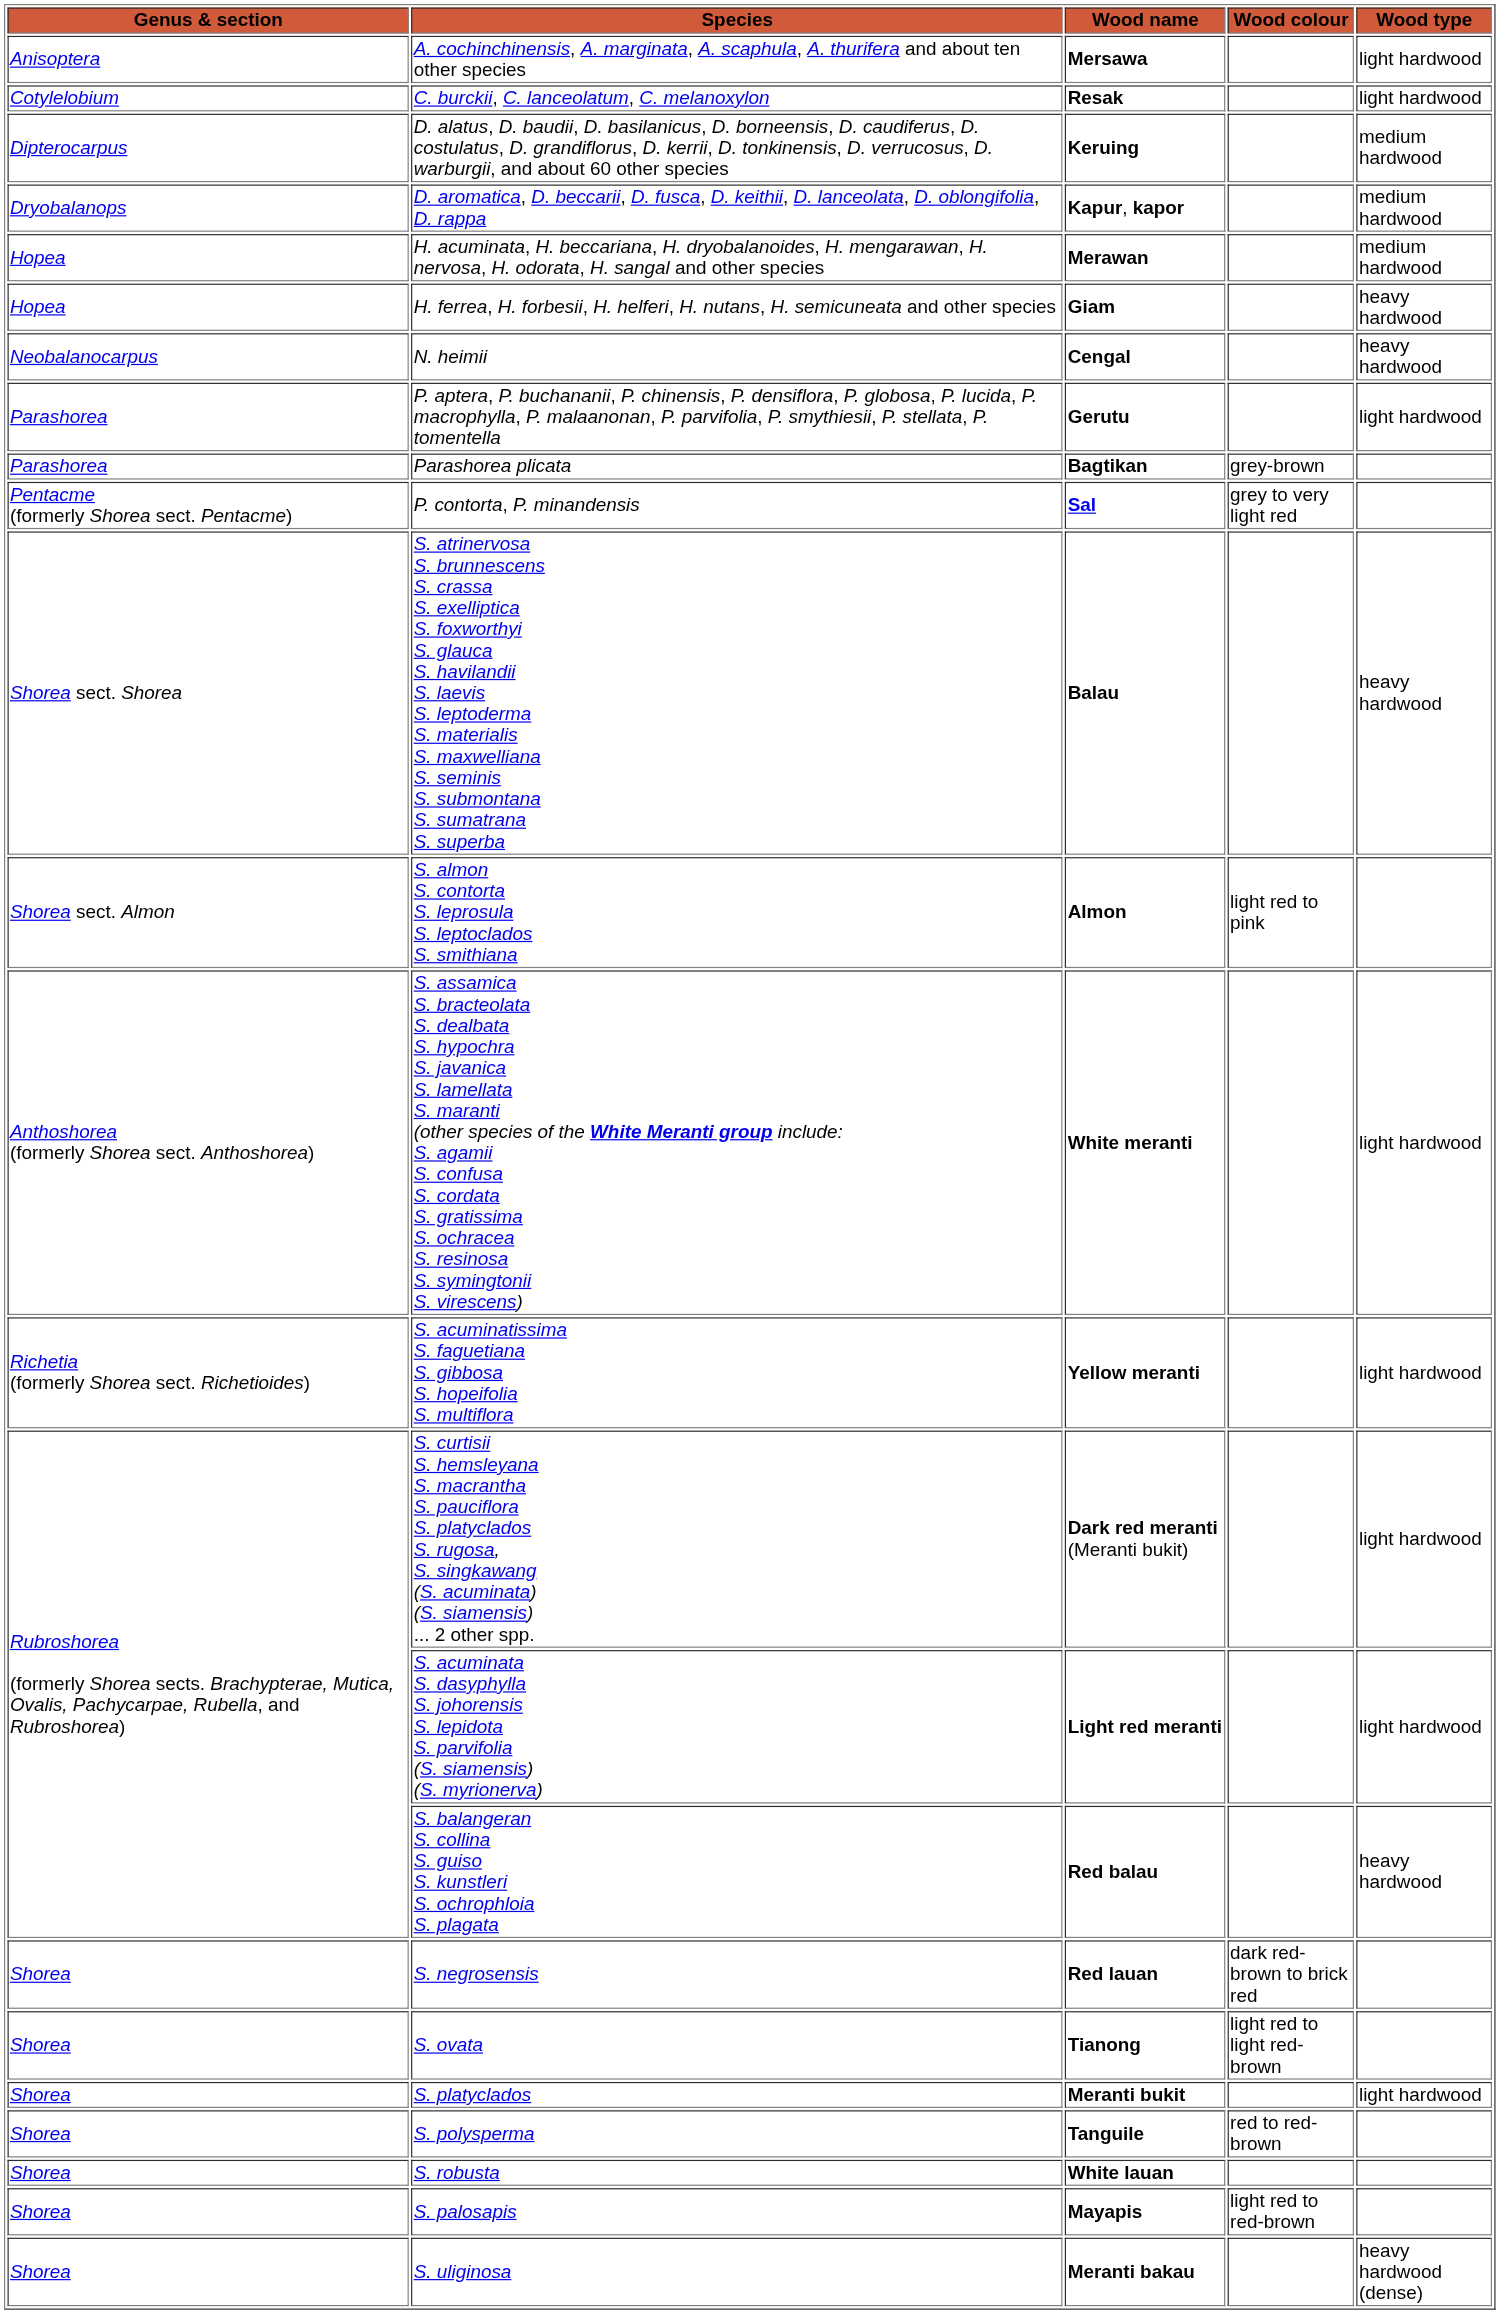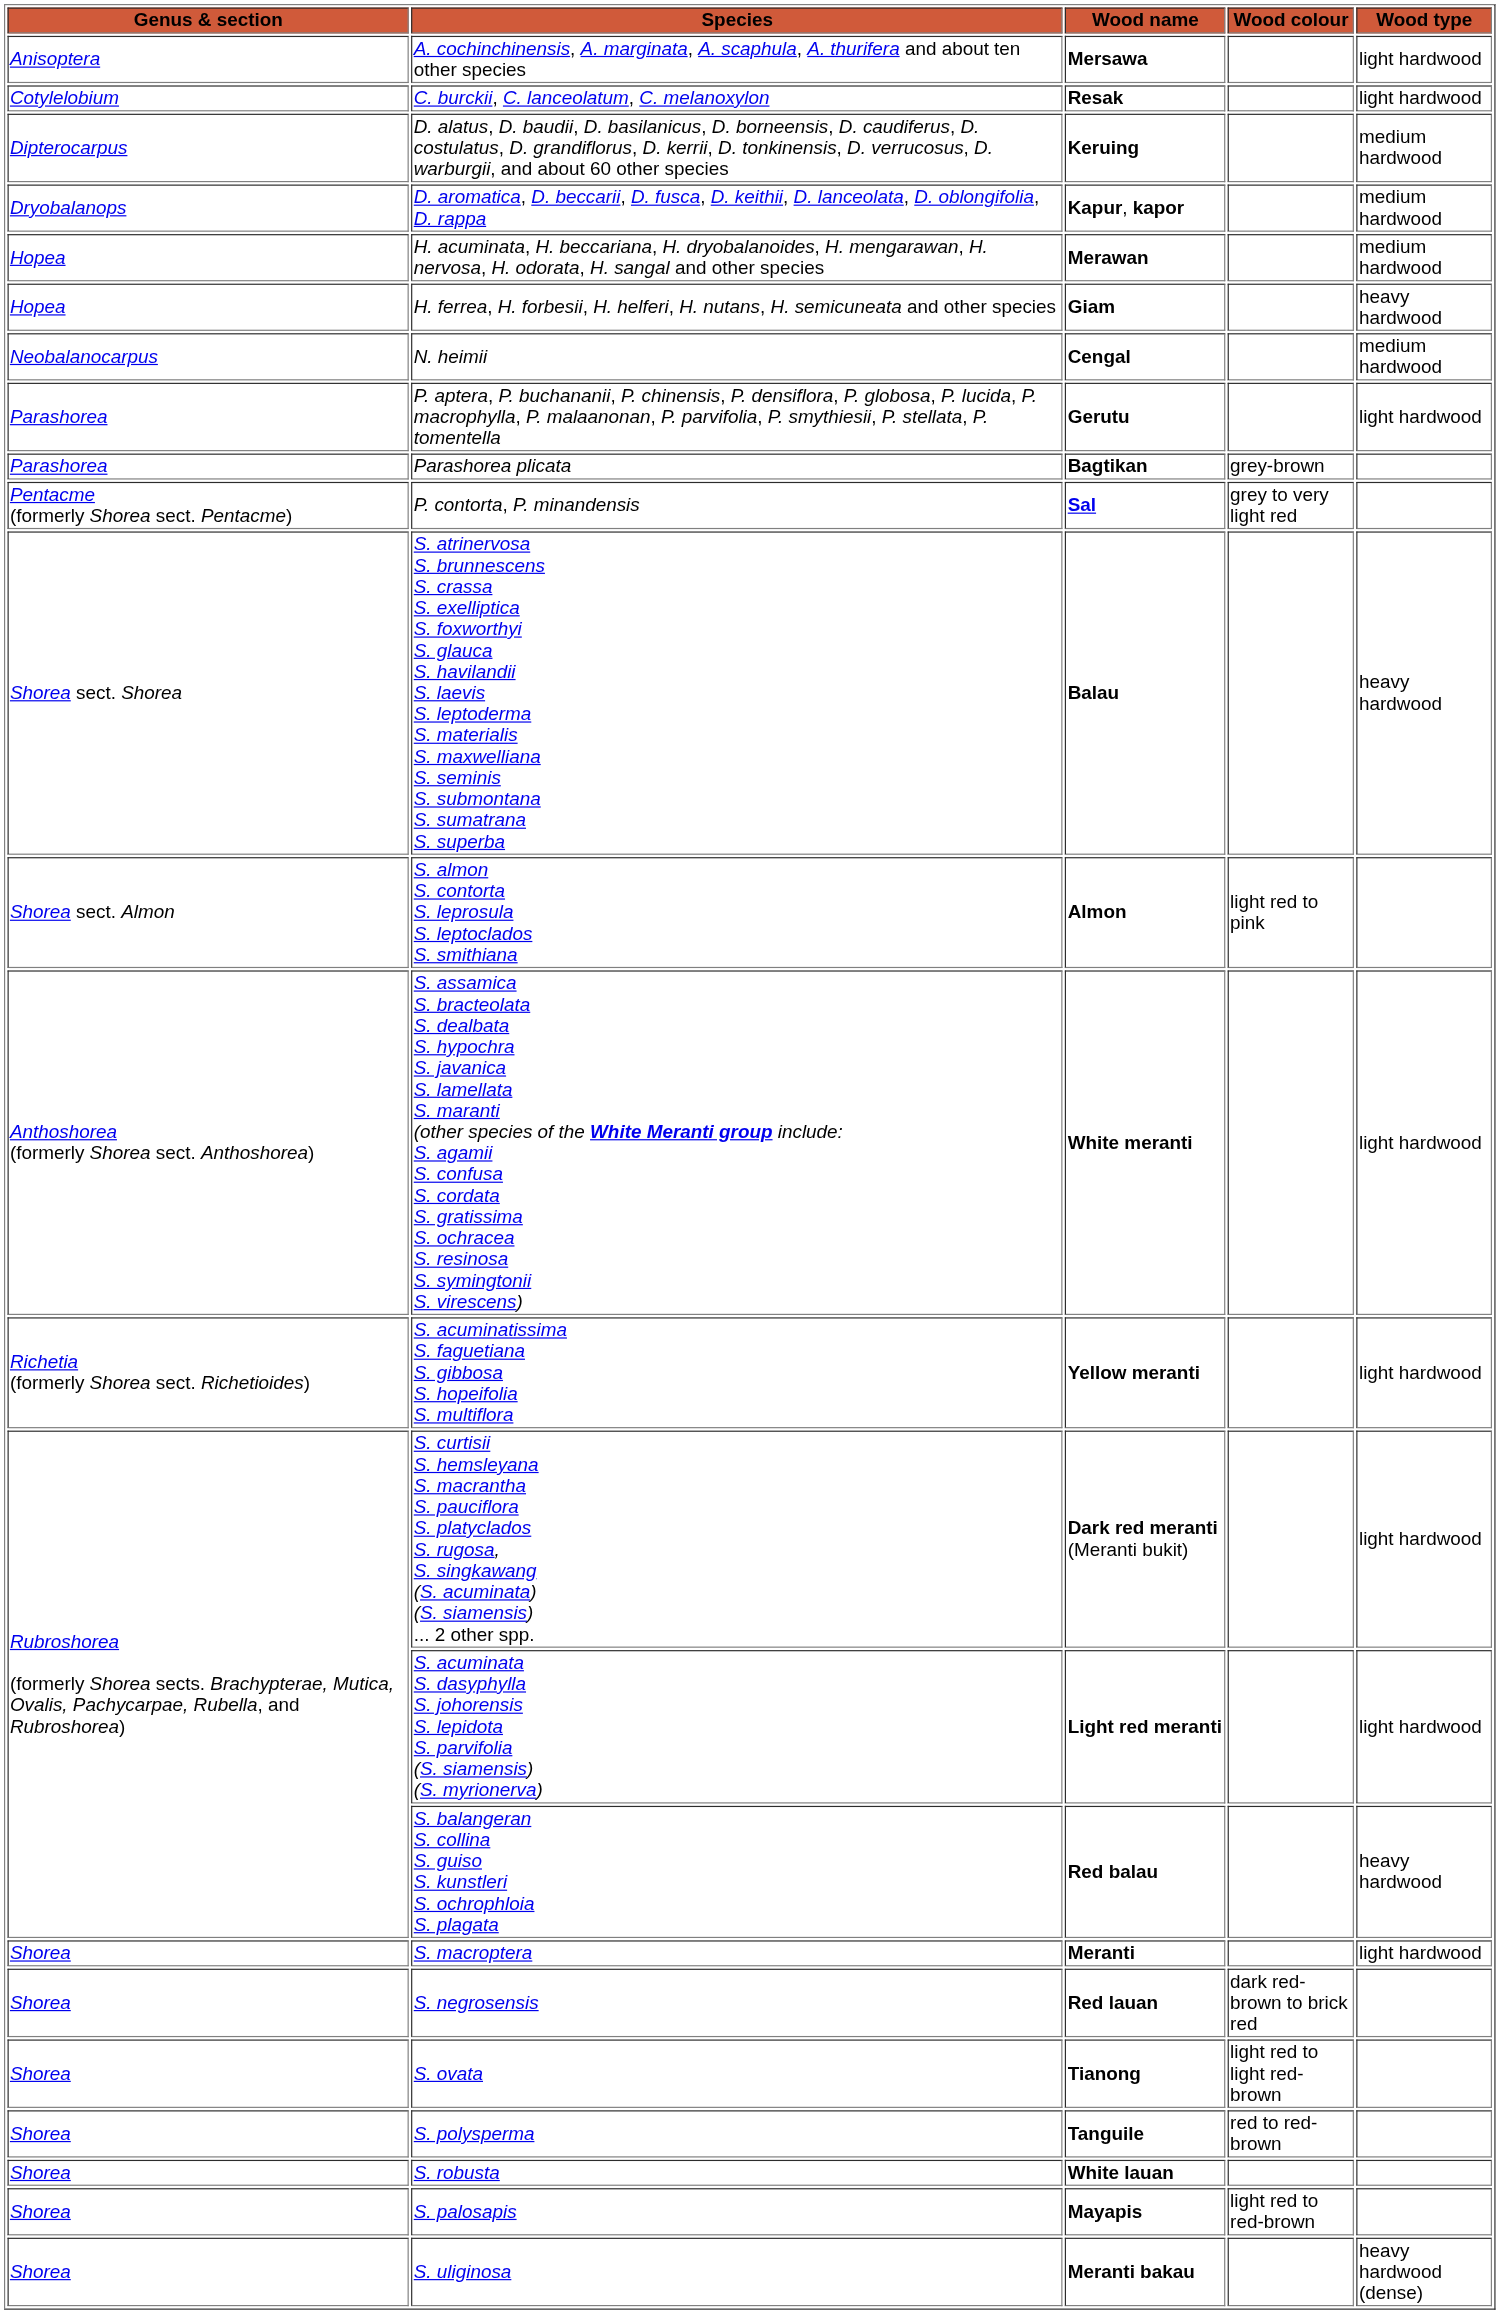(1400, 356) heavy hardwood -> (1400, 356) medium hardwood
+ row: (473, 1953)
- row: (473, 2094)
